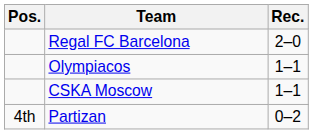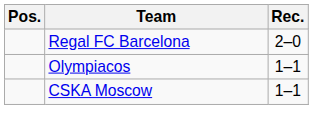- row: (77, 116)
